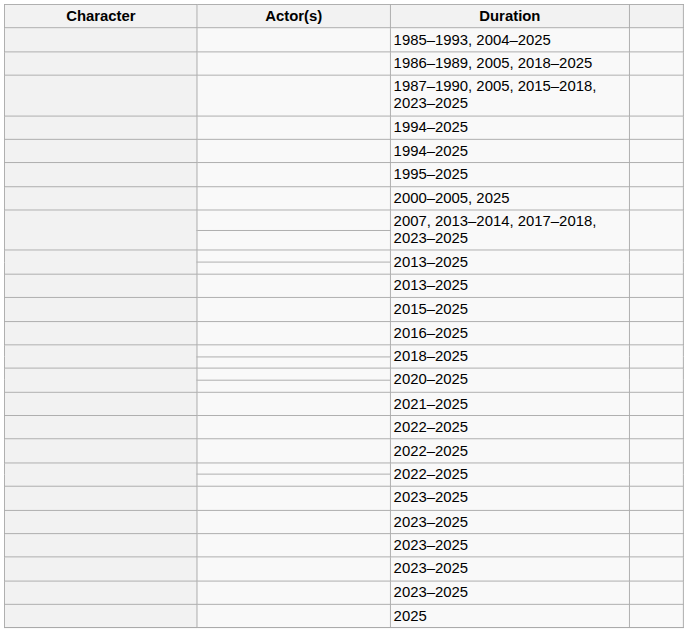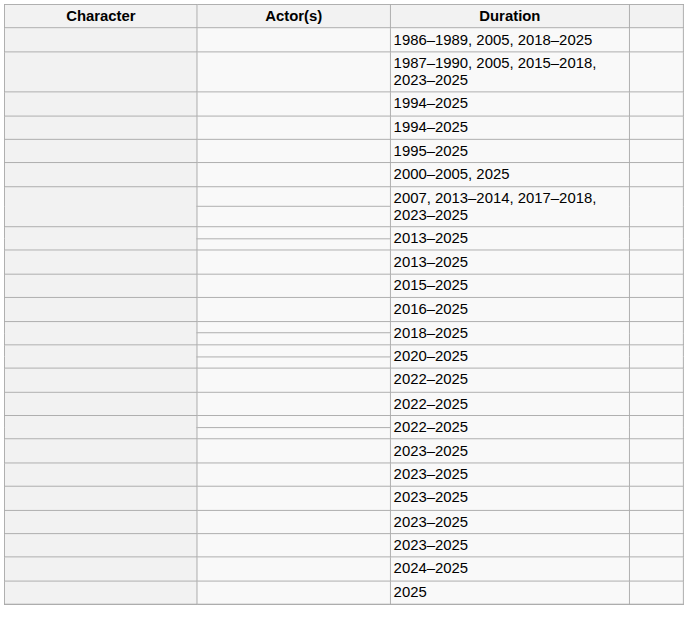- row: (101, 40)
- row: (101, 404)
+ row: (101, 569)
